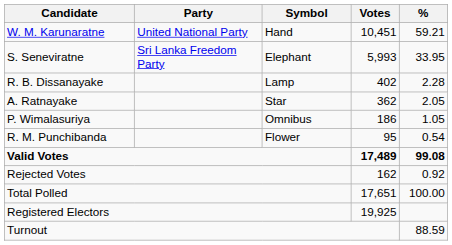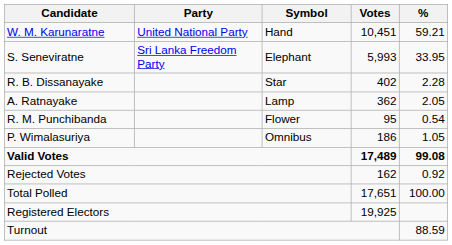(280, 82) Lamp -> (276, 82) Star
(276, 100) Star -> (280, 100) Lamp
rows swapped: (48, 119) <-> (57, 138)
